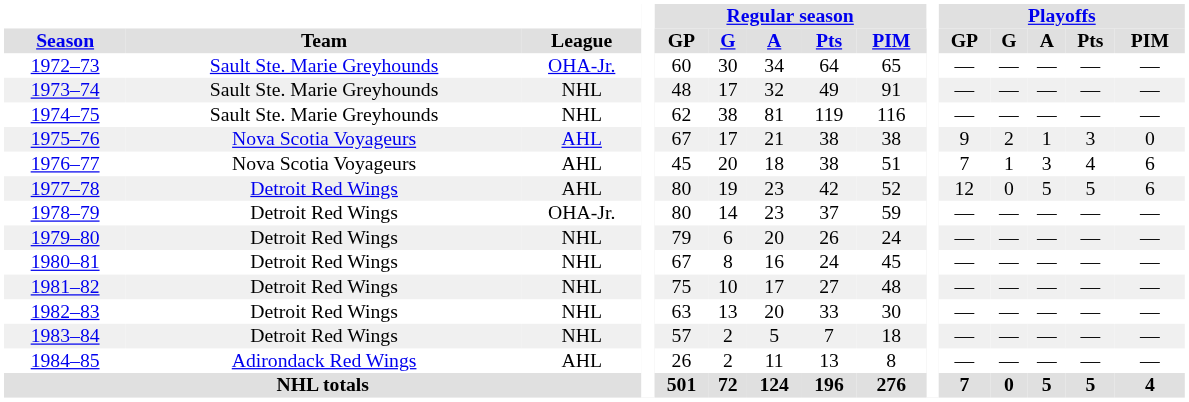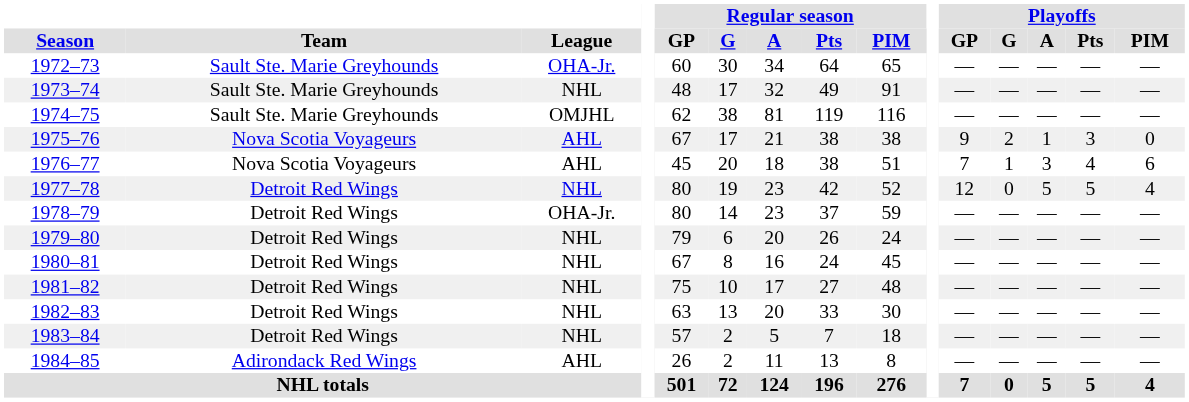(582, 114) NHL -> (582, 114) OMJHL
(582, 188) AHL -> (582, 188) NHL
(1150, 188) 6 -> (1150, 188) 4
